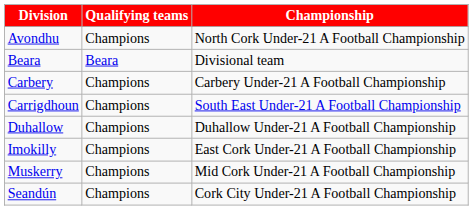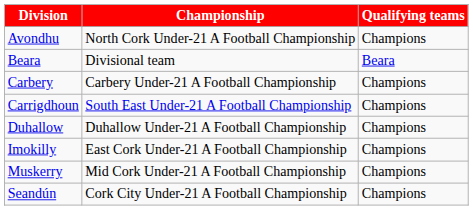columns swapped: (330, 15) <-> (137, 15)
